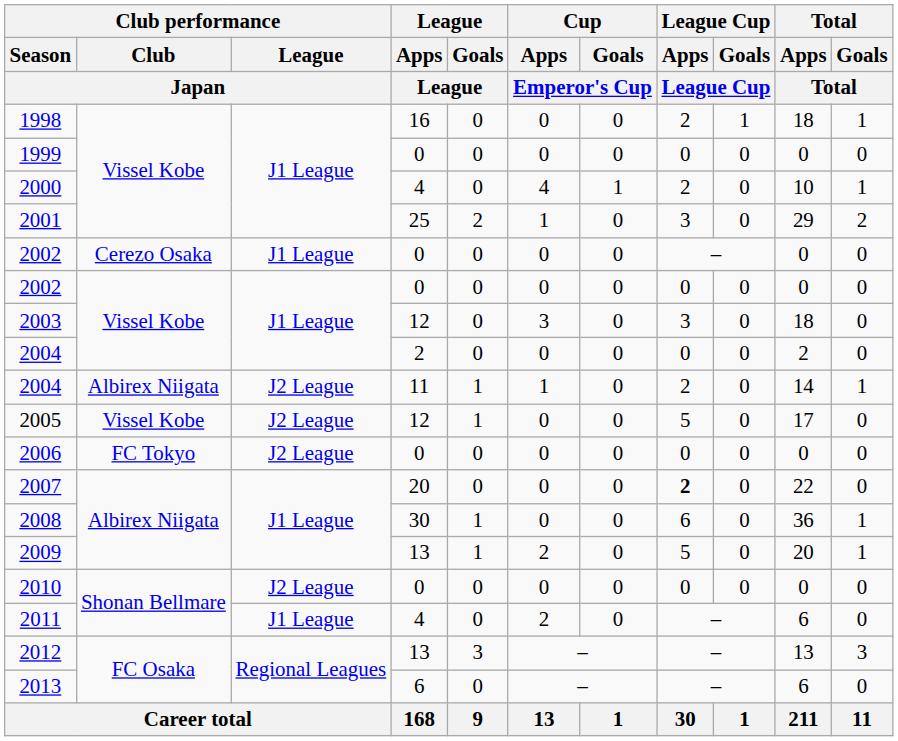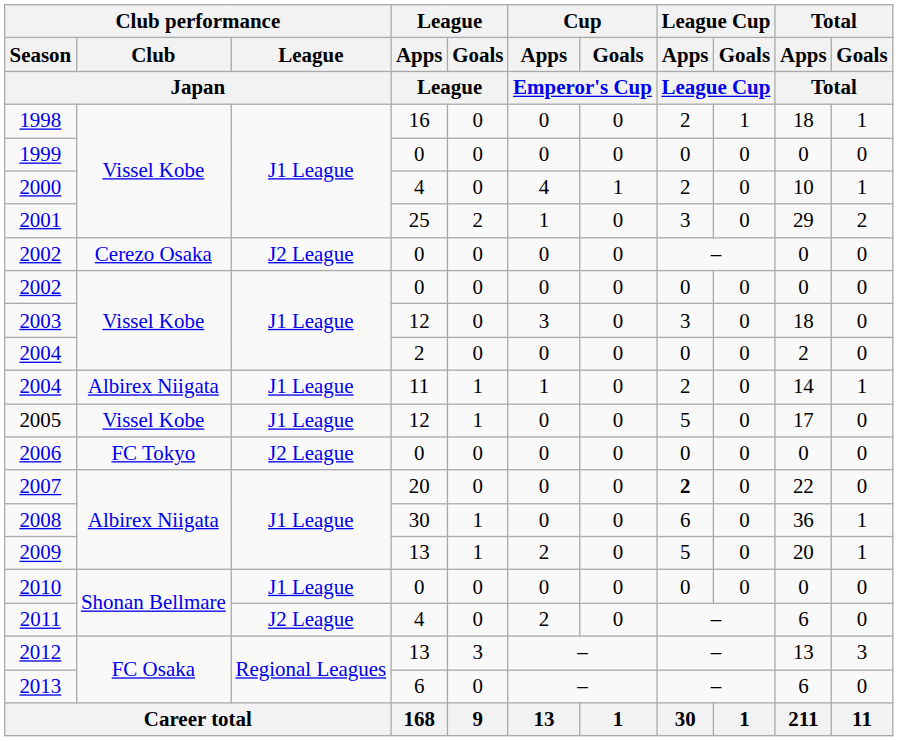(311, 253) J1 League -> (311, 253) J2 League
(311, 386) J2 League -> (311, 386) J1 League
(311, 420) J2 League -> (311, 420) J1 League
(311, 586) J2 League -> (311, 586) J1 League
(311, 619) J1 League -> (311, 619) J2 League
